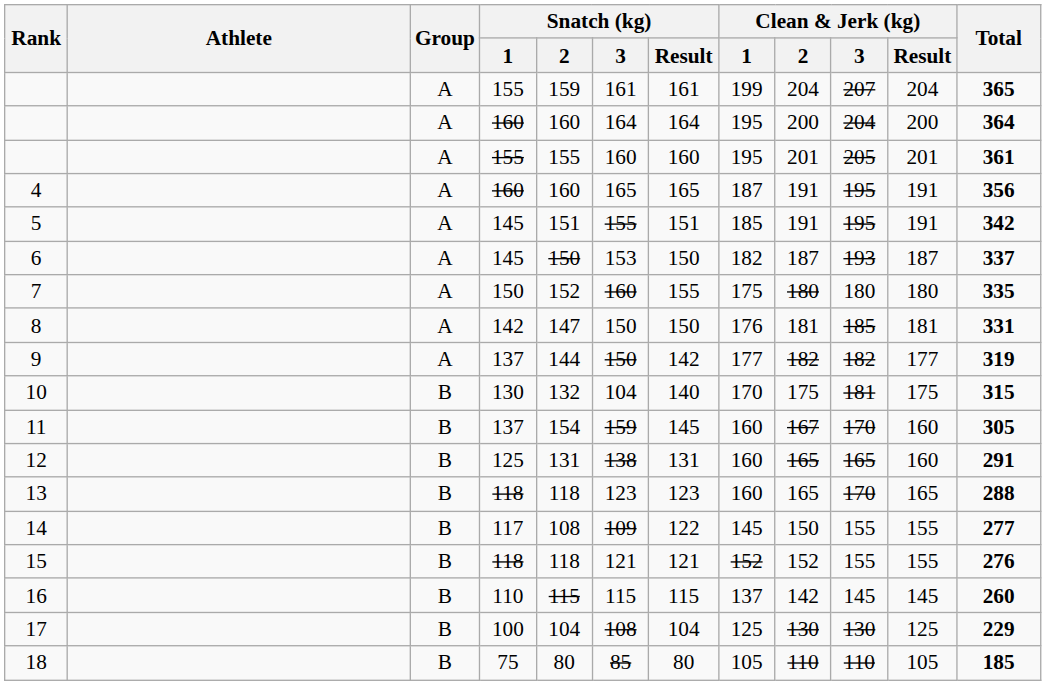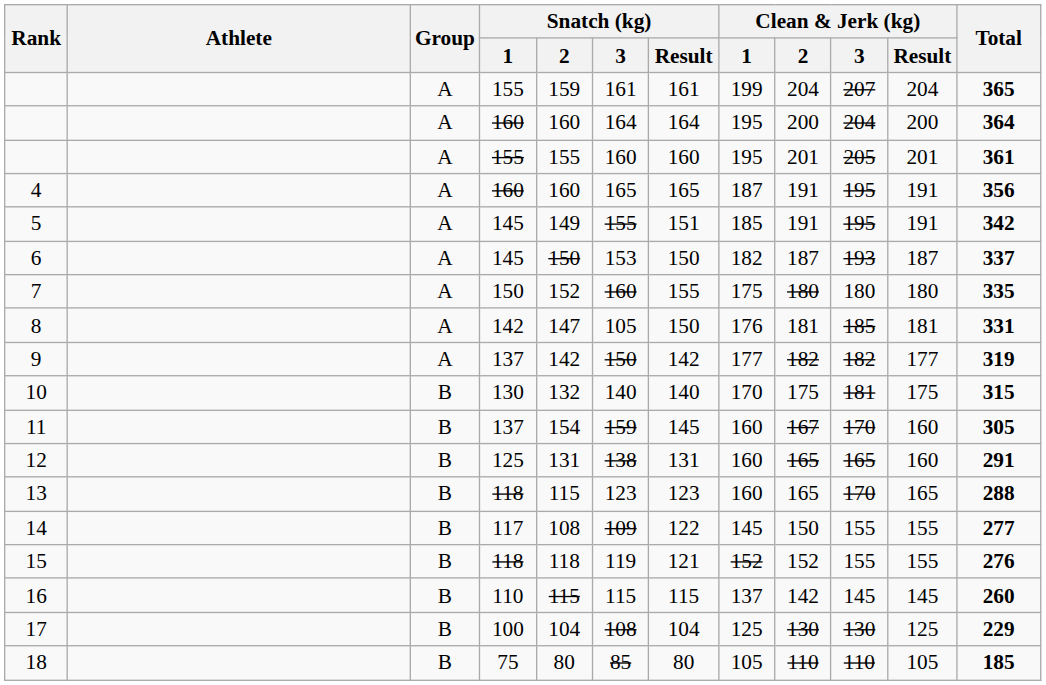(564, 223) 151 -> (564, 223) 149
(621, 325) 150 -> (621, 325) 105
(564, 358) 144 -> (564, 358) 142
(621, 392) 104 -> (621, 392) 140
(564, 493) 118 -> (564, 493) 115
(621, 561) 121 -> (621, 561) 119
